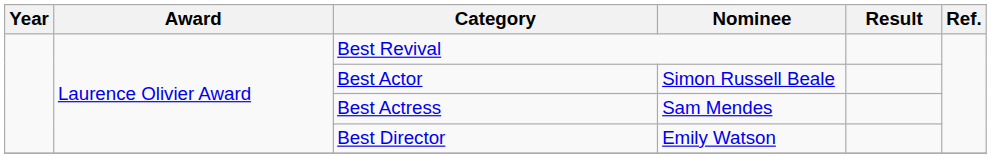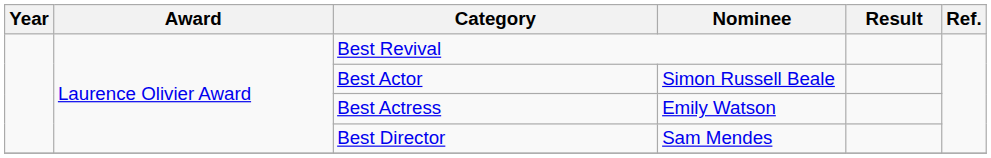(717, 108) Sam Mendes -> (719, 108) Emily Watson
(719, 138) Emily Watson -> (717, 138) Sam Mendes
